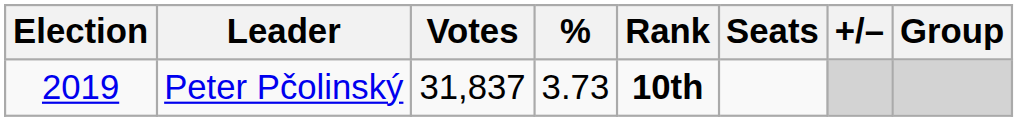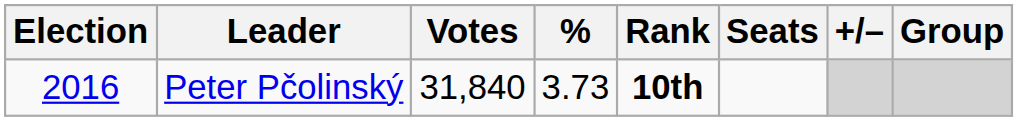(81, 87) 2019 -> (81, 87) 2016
(473, 87) 31,837 -> (473, 87) 31,840
